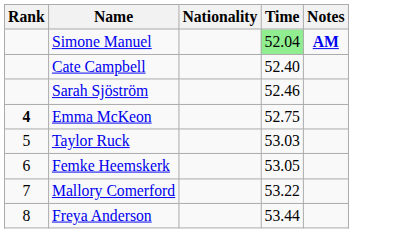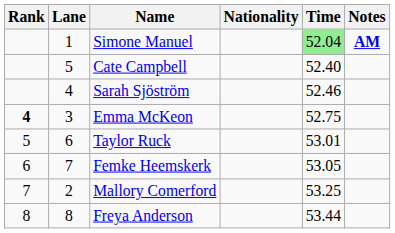+ column: (69, 16)
(282, 141) 53.03 -> (323, 141) 53.01
(282, 191) 53.22 -> (323, 191) 53.25
